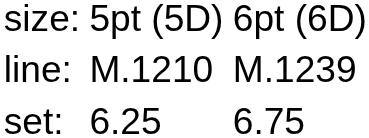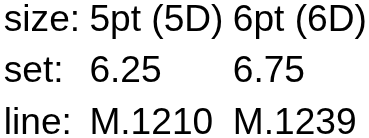rows swapped: (34, 121) <-> (38, 70)
